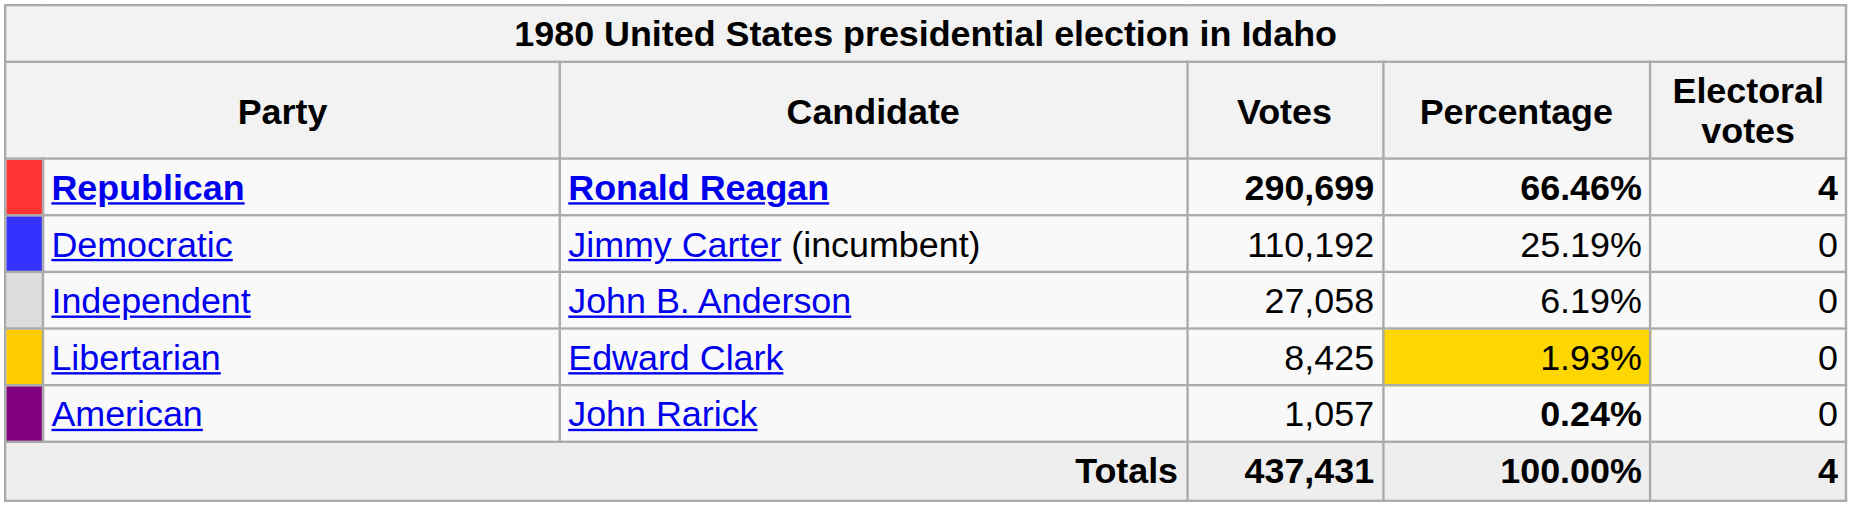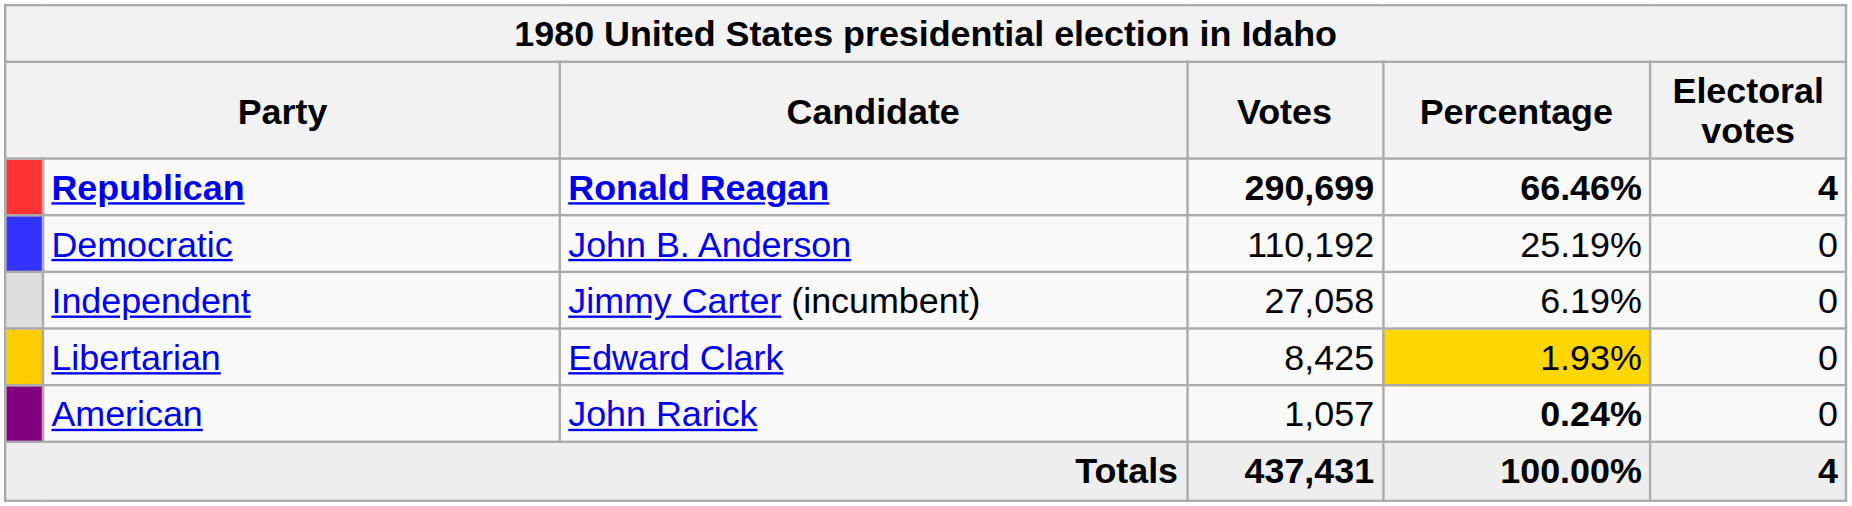(774, 244) Jimmy Carter (incumbent) -> (710, 244) John B. Anderson
(710, 301) John B. Anderson -> (774, 301) Jimmy Carter (incumbent)
